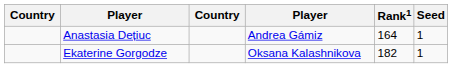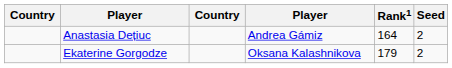(420, 35) 1 -> (420, 35) 2
(387, 53) 182 -> (387, 53) 179
(420, 53) 1 -> (420, 53) 2
